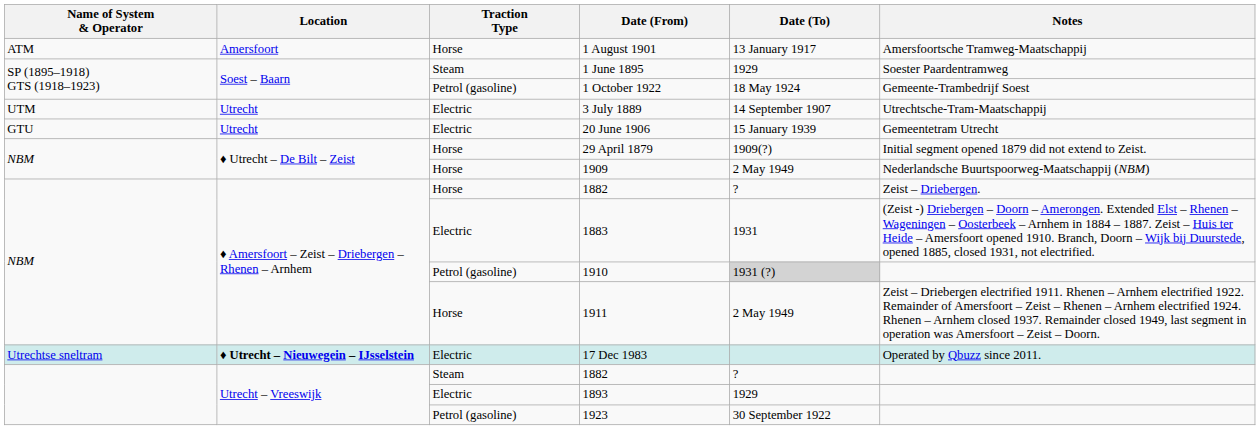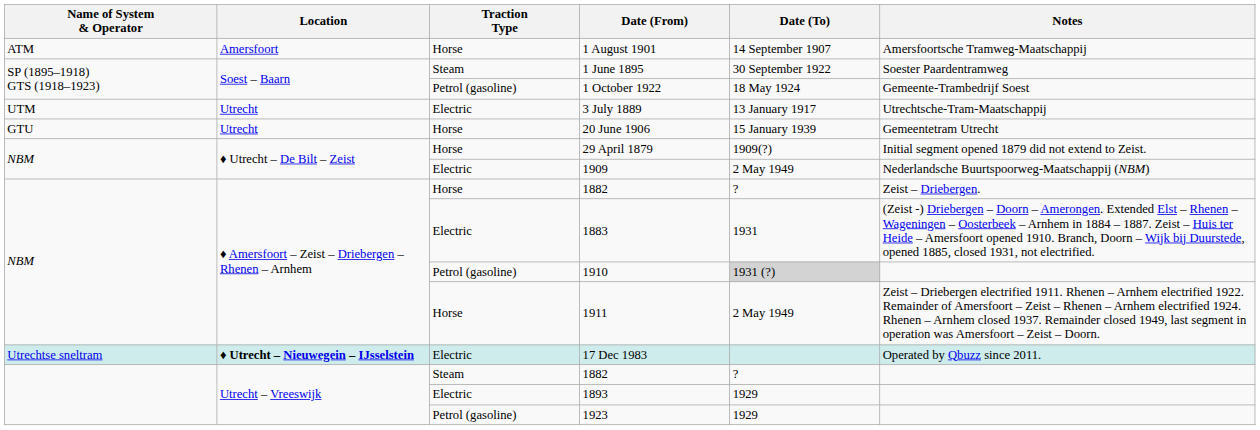(774, 48) 13 January 1917 -> (782, 48) 14 September 1907
(745, 68) 1929 -> (782, 68) 30 September 1922
(782, 108) 14 September 1907 -> (774, 108) 13 January 1917
(452, 128) Electric -> (448, 128) Horse
(448, 169) Horse -> (452, 169) Electric
(782, 414) 30 September 1922 -> (745, 414) 1929
